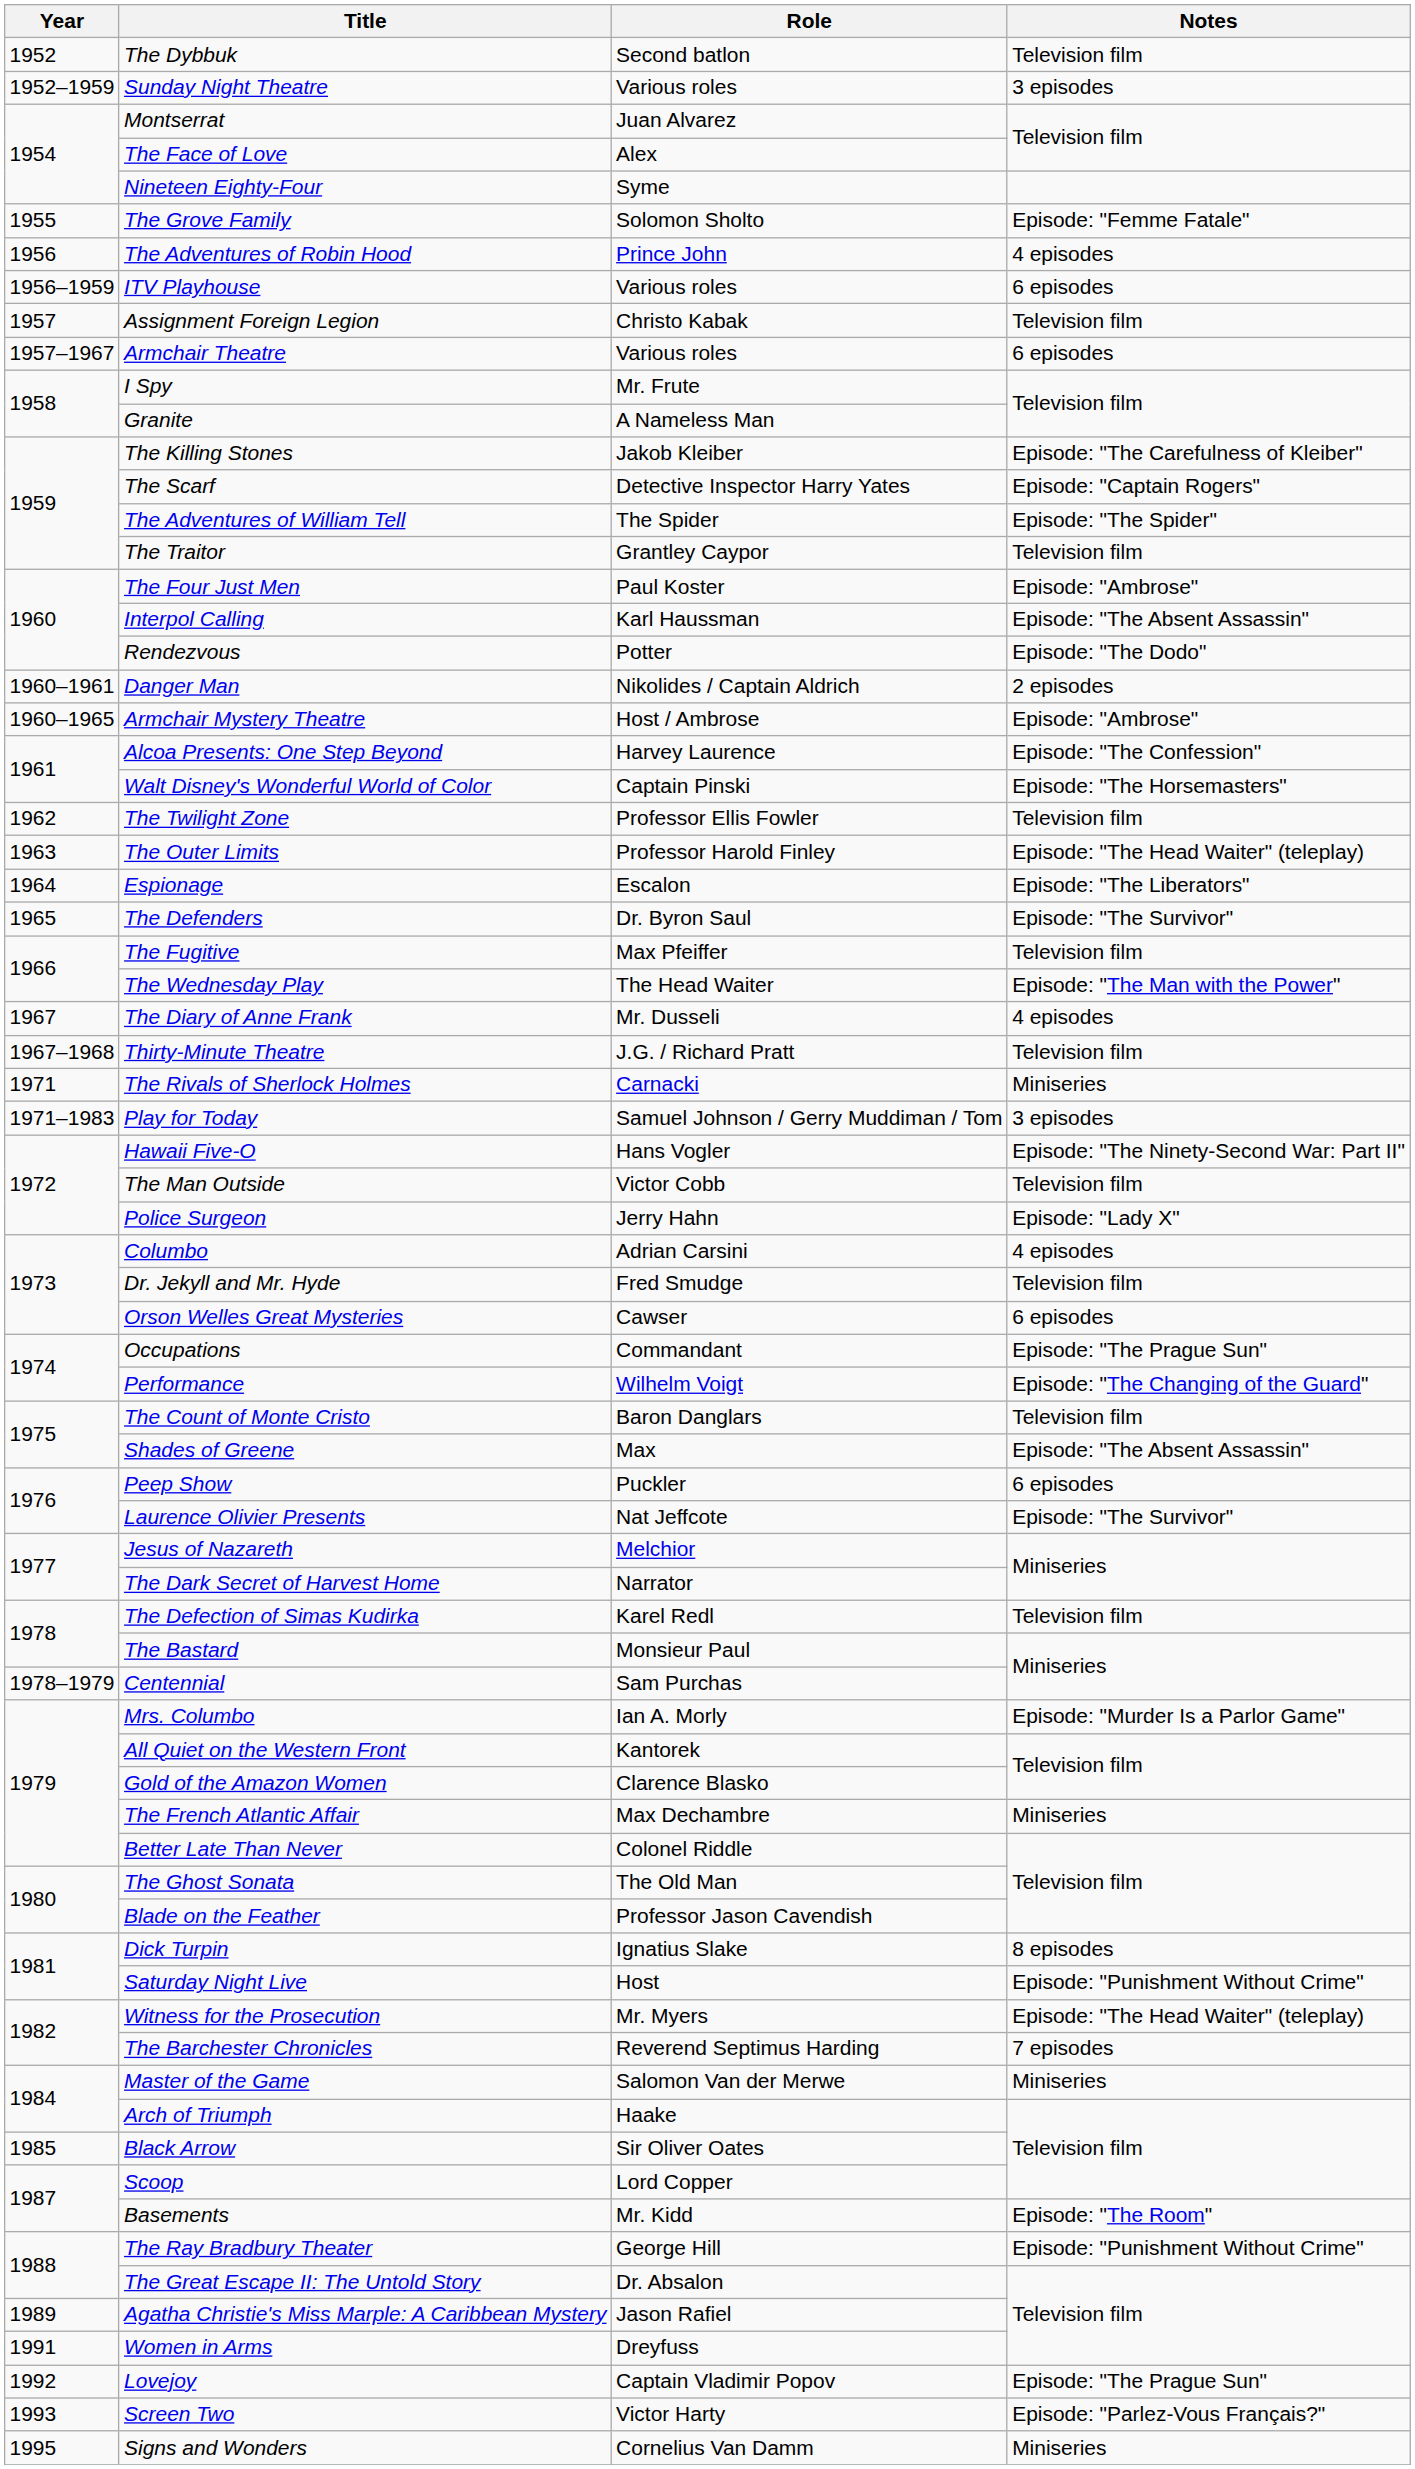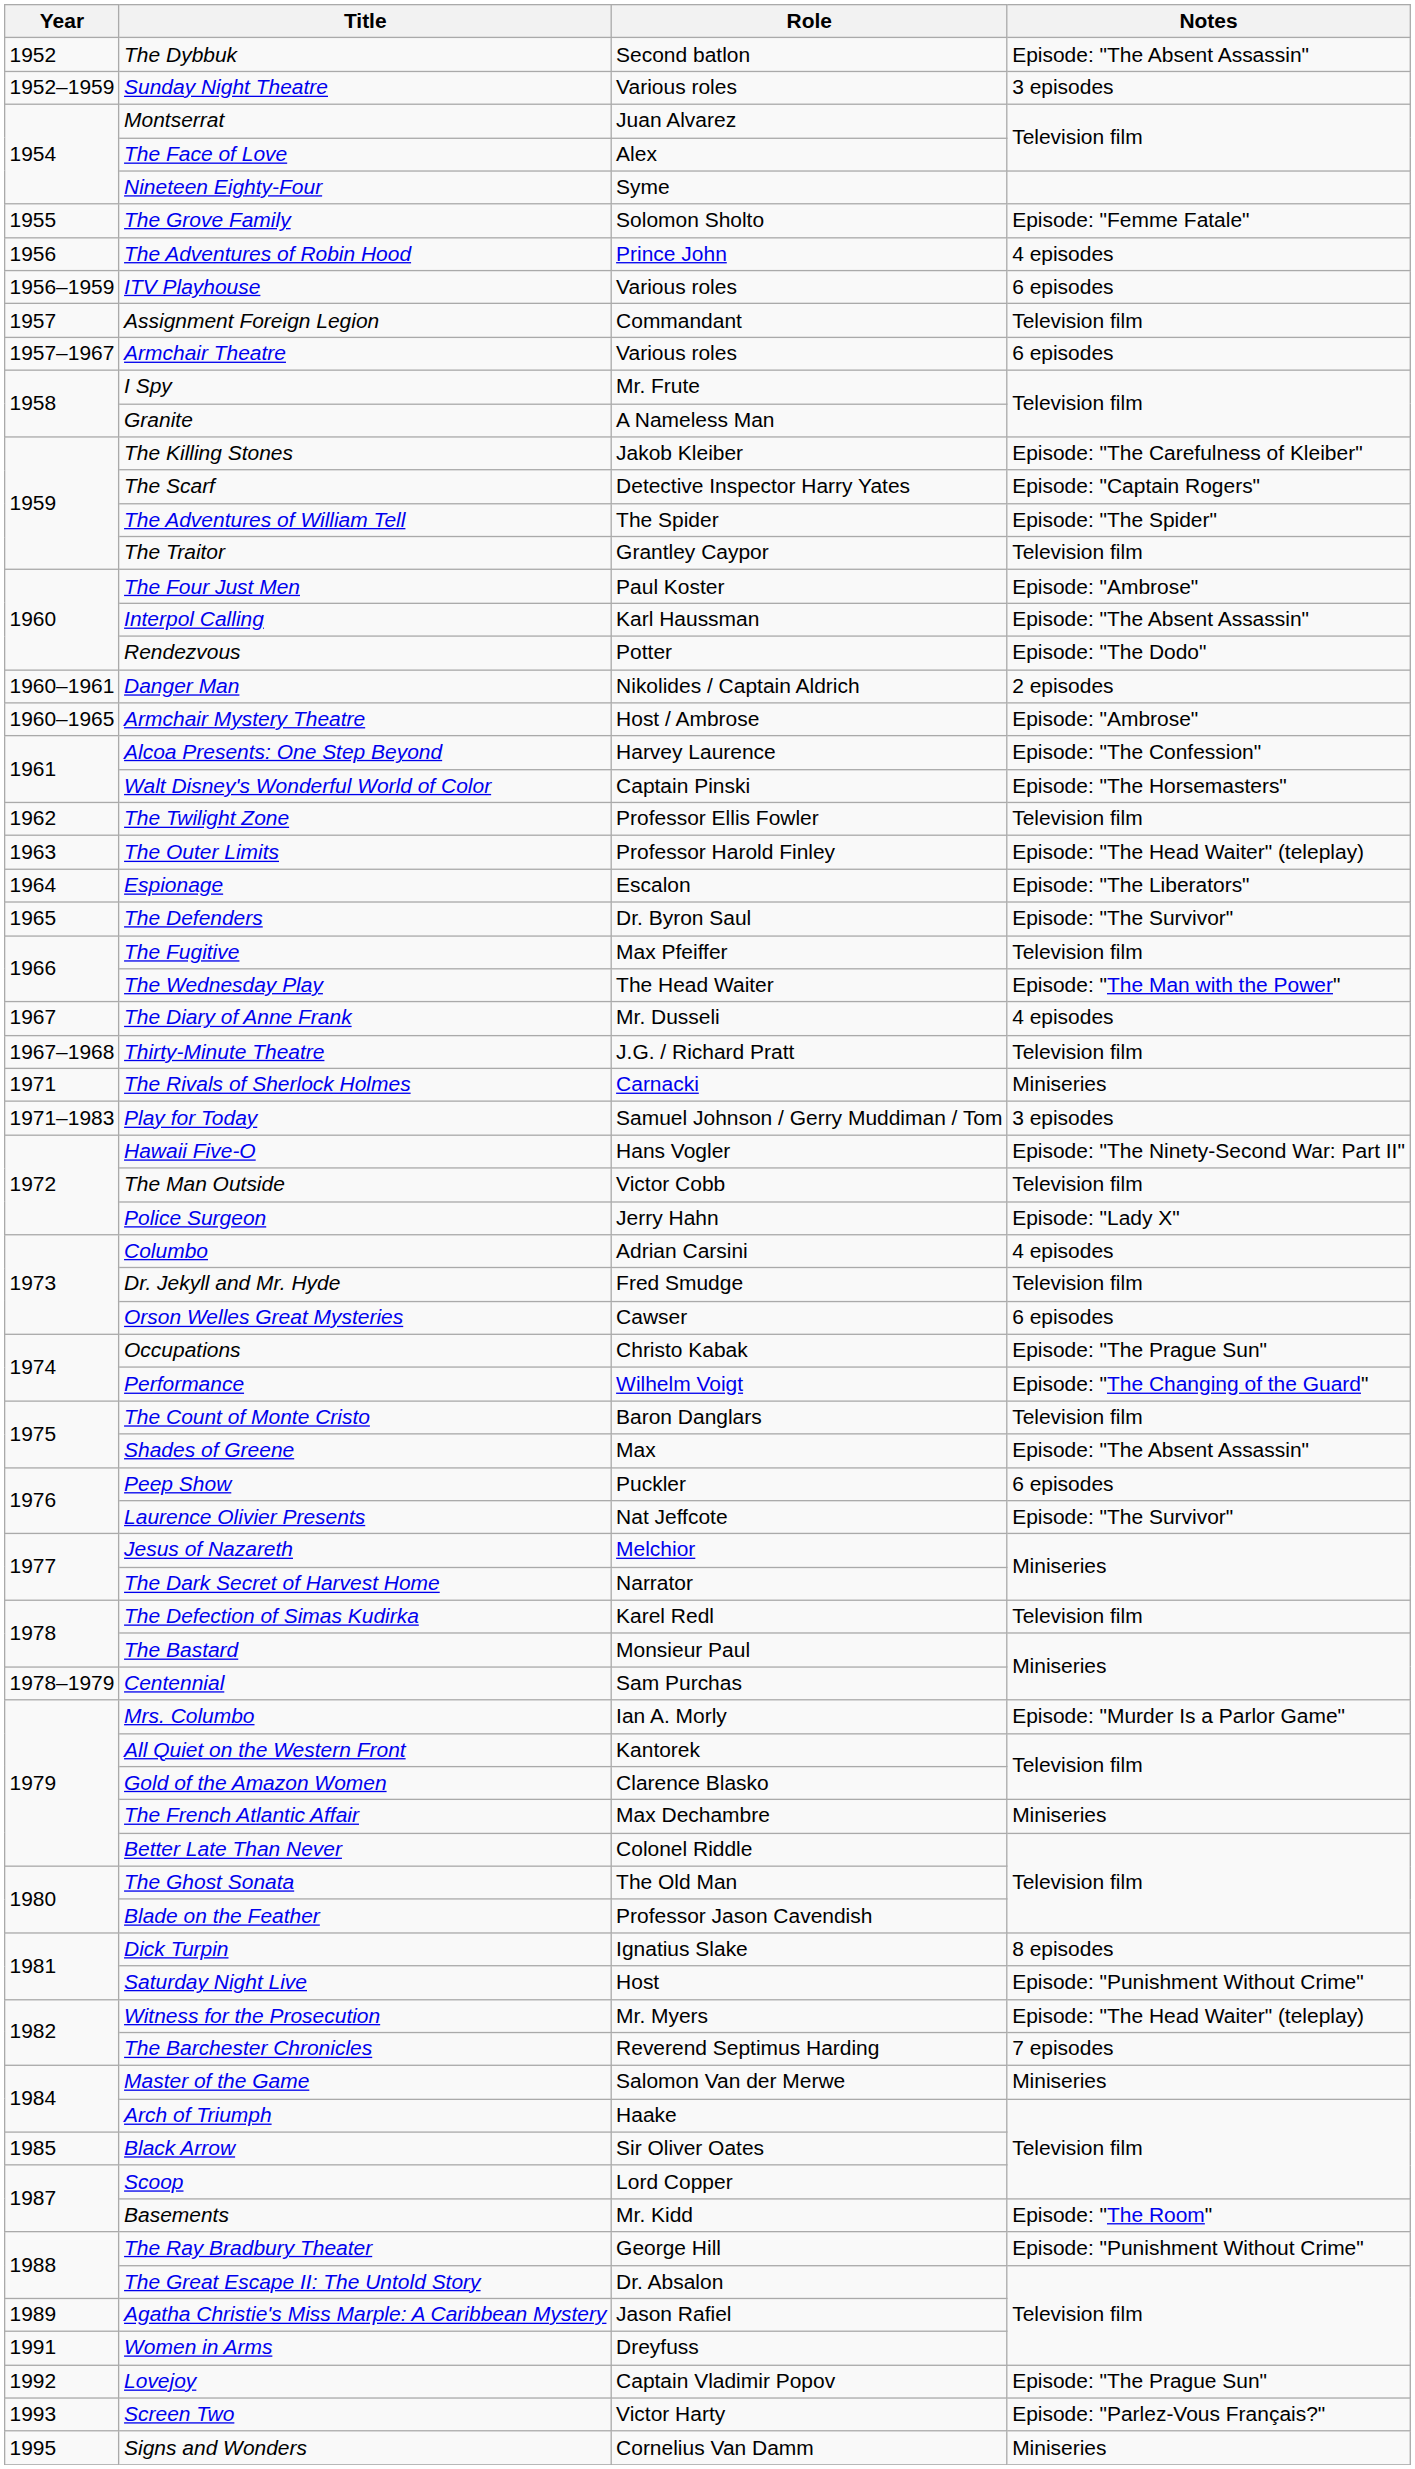(1077, 54) Television film -> (1161, 54) Episode: "The Absent Assassin"
(682, 320) Christo Kabak -> (679, 320) Commandant
(679, 1350) Commandant -> (682, 1350) Christo Kabak
